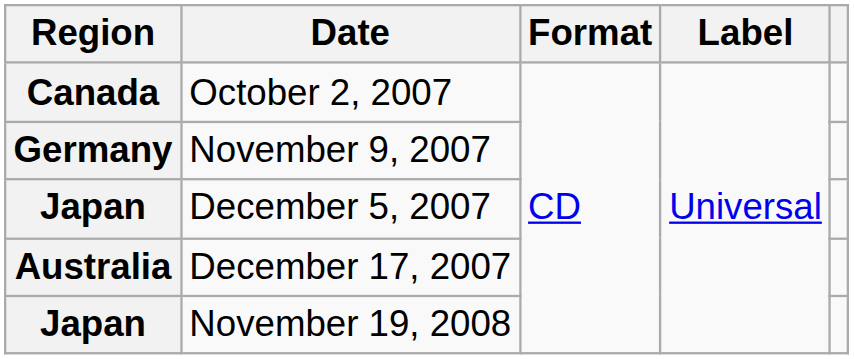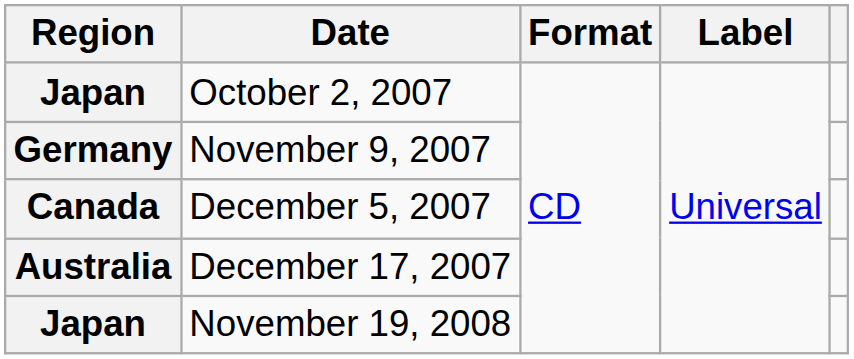(93, 91) Canada -> (93, 91) Japan
(93, 207) Japan -> (93, 207) Canada
